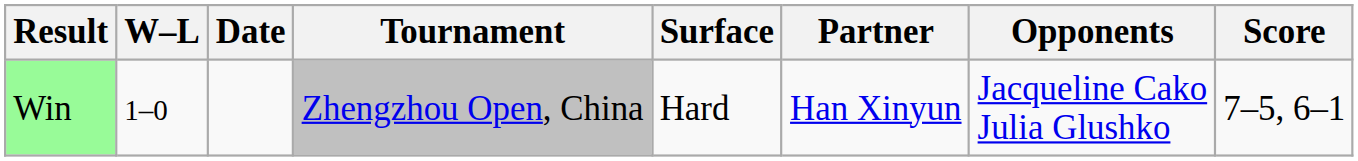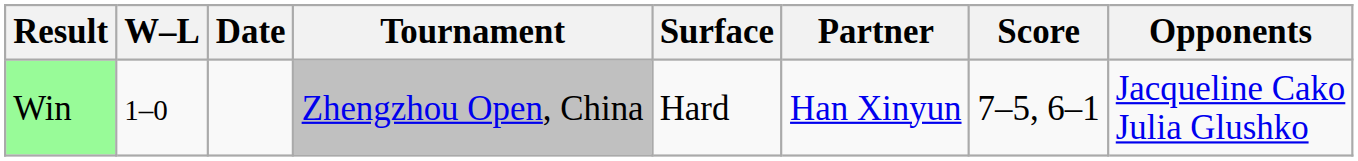columns swapped: (1092, 32) <-> (1284, 32)
